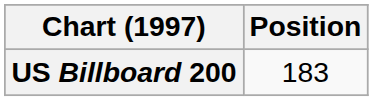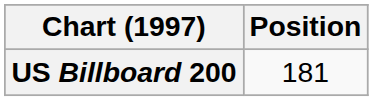(305, 71) 183 -> (305, 71) 181
